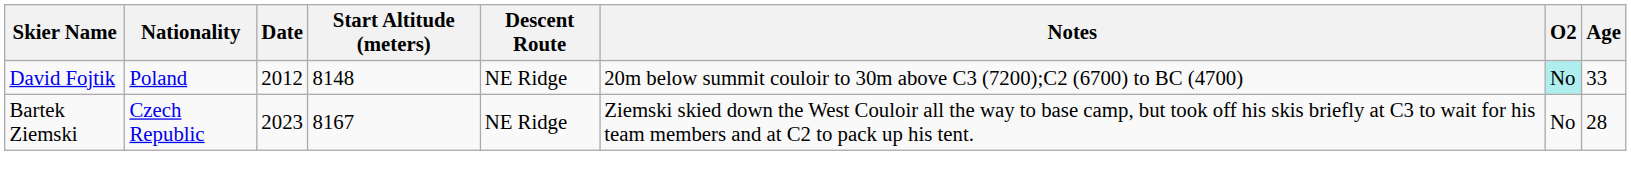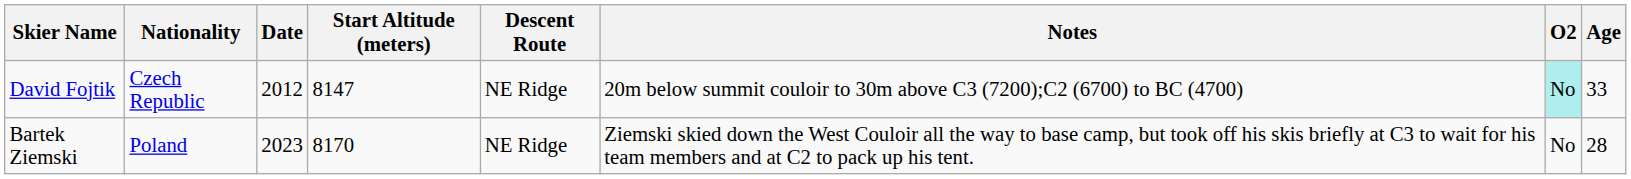(158, 77) Poland -> (167, 89) Czech Republic
(333, 77) 8148 -> (333, 89) 8147
(167, 122) Czech Republic -> (158, 145) Poland
(333, 122) 8167 -> (333, 145) 8170
